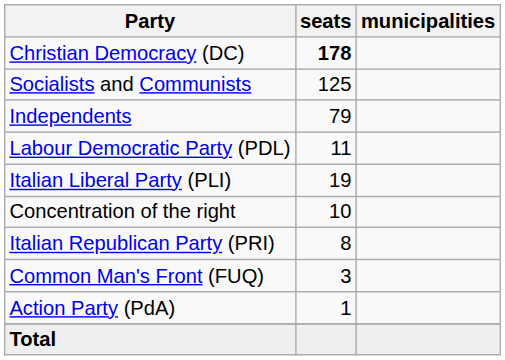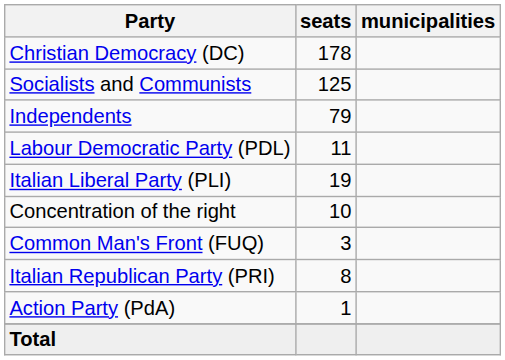(335, 53) bold -> (335, 53) normal
rows swapped: (142, 244) <-> (137, 276)
